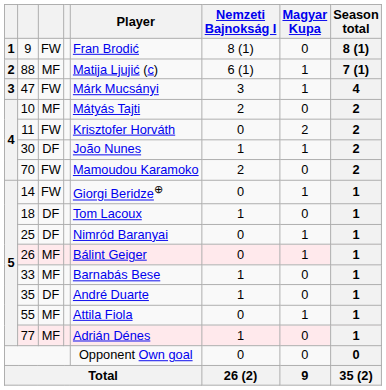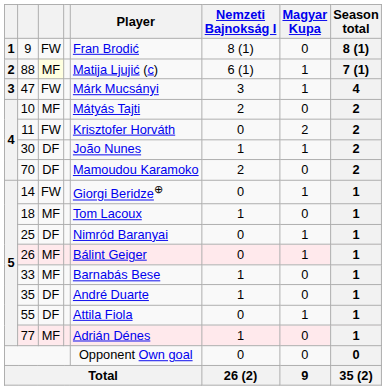(51, 69) no background -> (51, 69) lightyellow background
(51, 169) FW -> (51, 169) DF
(51, 214) DF -> (51, 214) MF
(51, 315) MF -> (51, 315) DF
